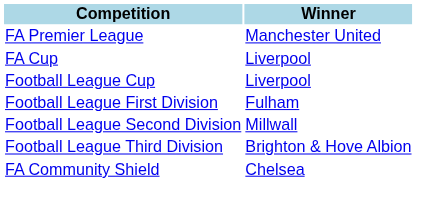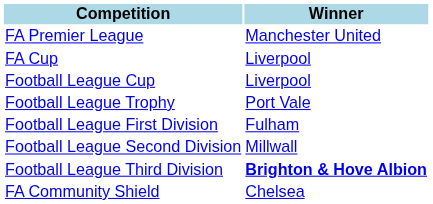+ row: (90, 102)
(328, 147) normal -> (336, 169) bold
